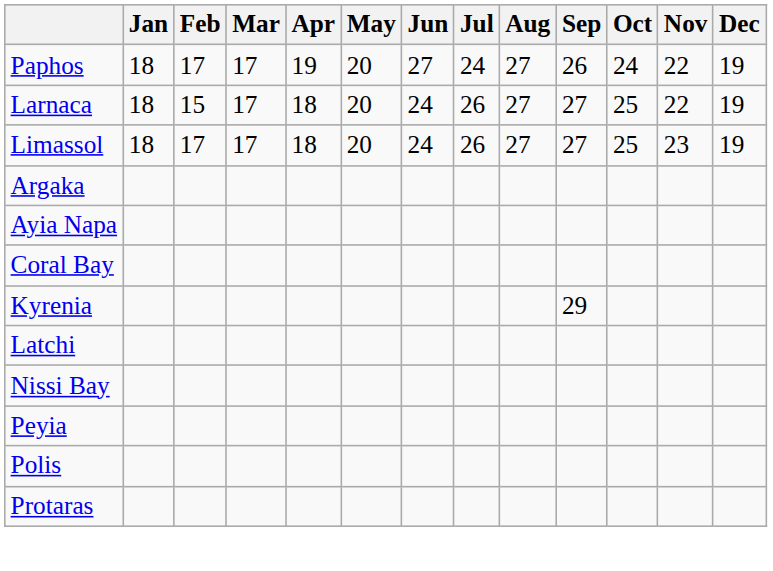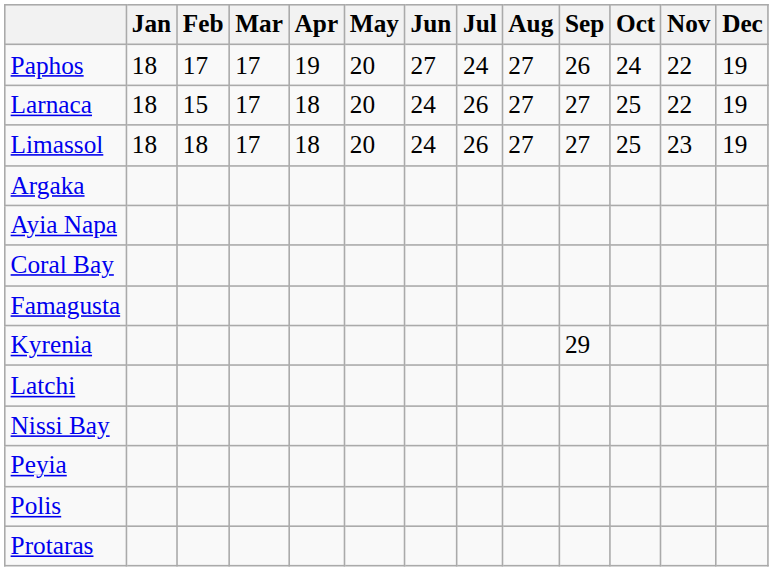(192, 144) 17 -> (195, 144) 18
+ row: (65, 305)
